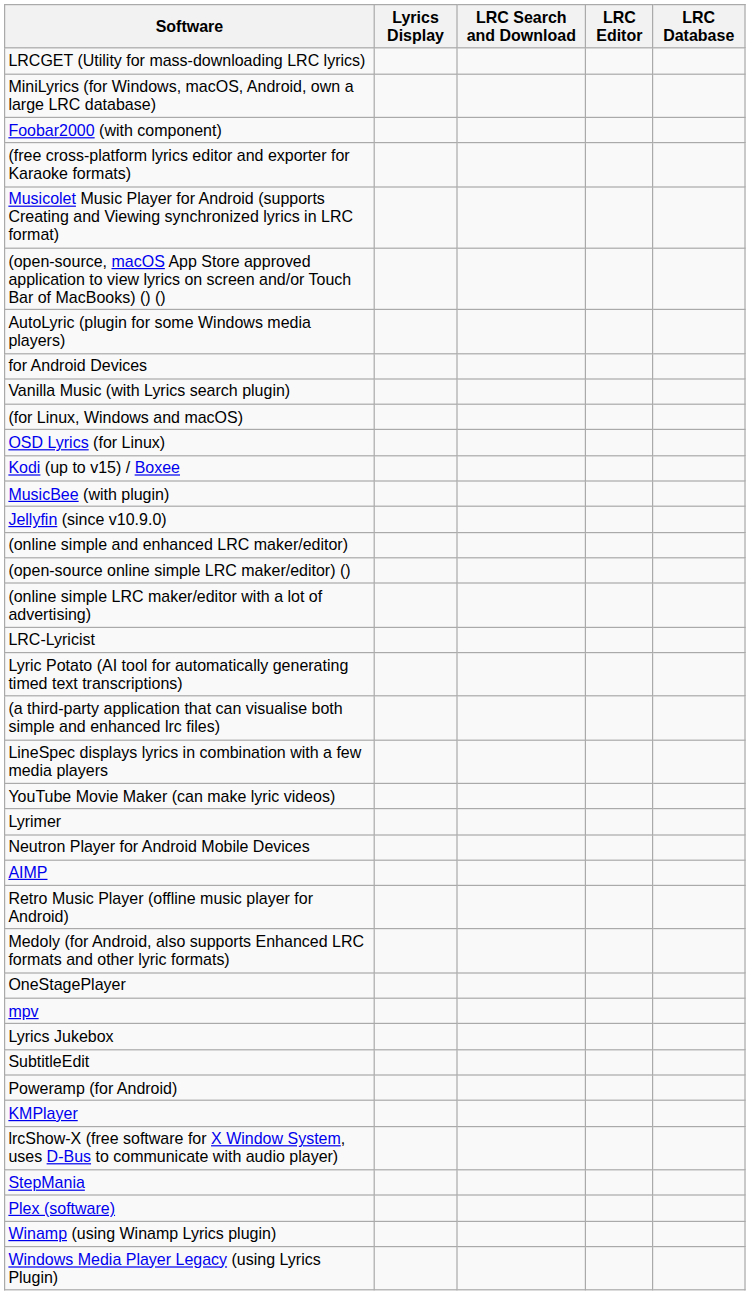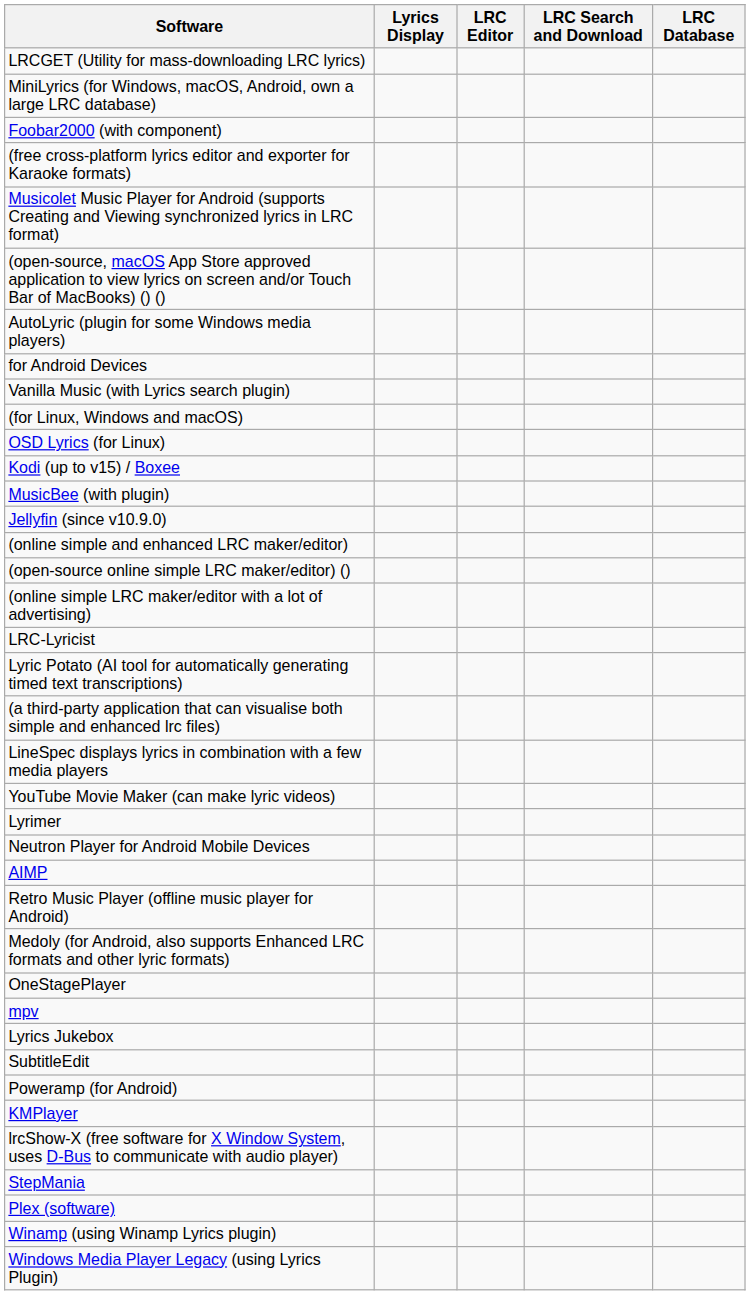columns swapped: (619, 27) <-> (521, 27)
